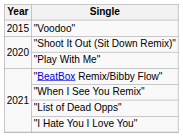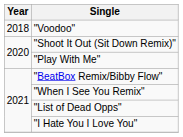(18, 28) 2015 -> (18, 28) 2018
